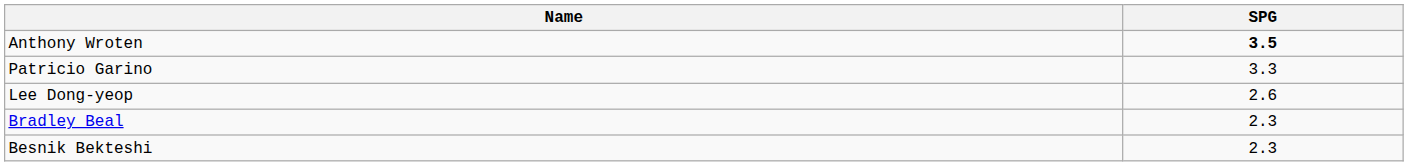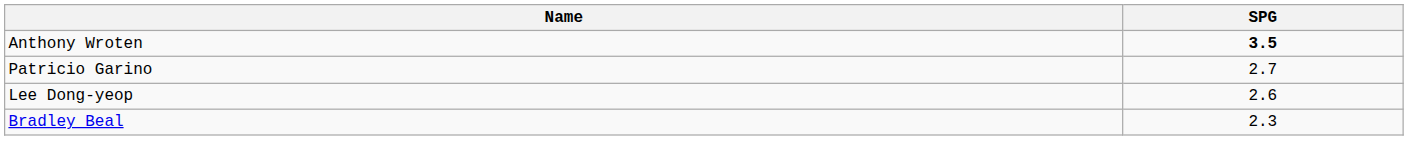(1263, 70) 3.3 -> (1263, 70) 2.7
- row: (80, 148)
